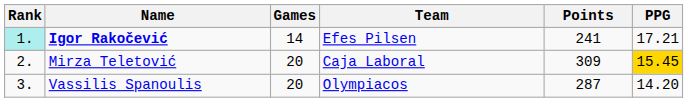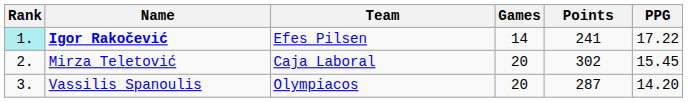columns swapped: (432, 16) <-> (295, 16)
(658, 39) 17.21 -> (658, 39) 17.22
(588, 62) 309 -> (588, 62) 302
(658, 62) gold background -> (658, 62) no background
